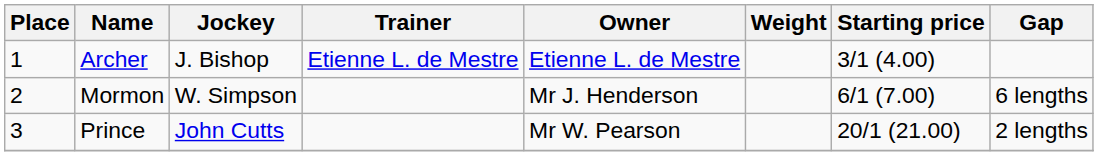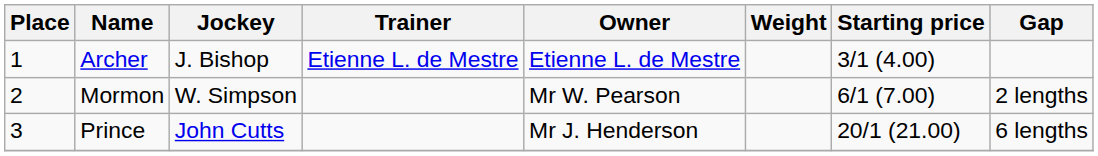(614, 95) Mr J. Henderson -> (605, 95) Mr W. Pearson
(1042, 95) 6 lengths -> (1042, 95) 2 lengths
(605, 131) Mr W. Pearson -> (614, 131) Mr J. Henderson
(1042, 131) 2 lengths -> (1042, 131) 6 lengths
